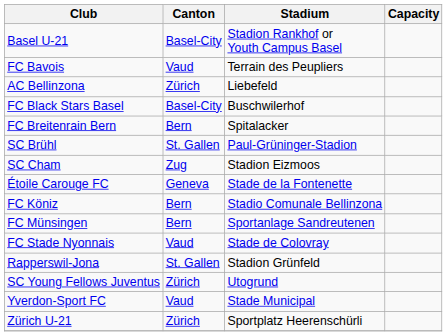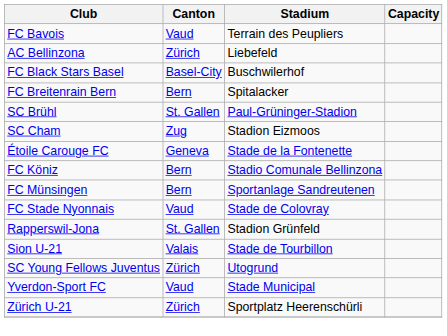- row: (38, 40)
+ row: (35, 248)
